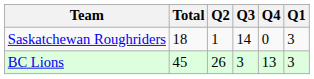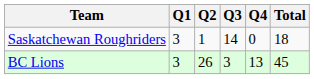columns swapped: (296, 16) <-> (189, 16)
